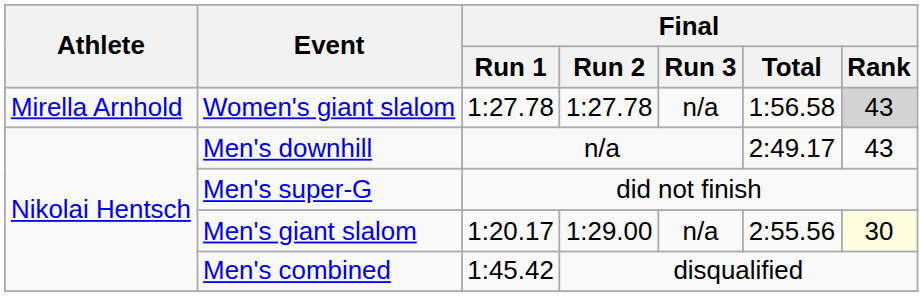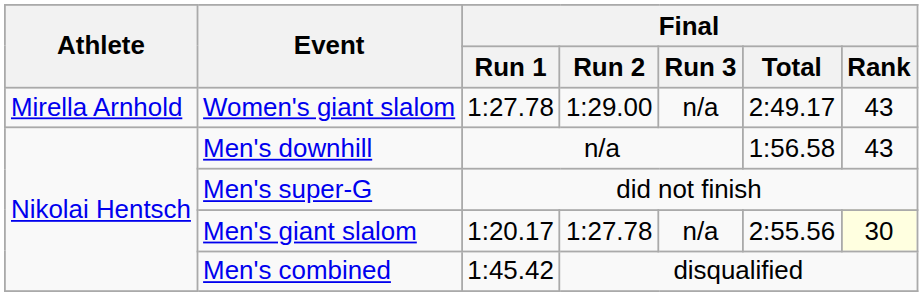(609, 108) 1:27.78 -> (609, 108) 1:29.00
(792, 108) 1:56.58 -> (792, 108) 2:49.17
(879, 108) lightgrey background -> (879, 108) no background
(792, 149) 2:49.17 -> (792, 149) 1:56.58
(609, 231) 1:29.00 -> (609, 231) 1:27.78
